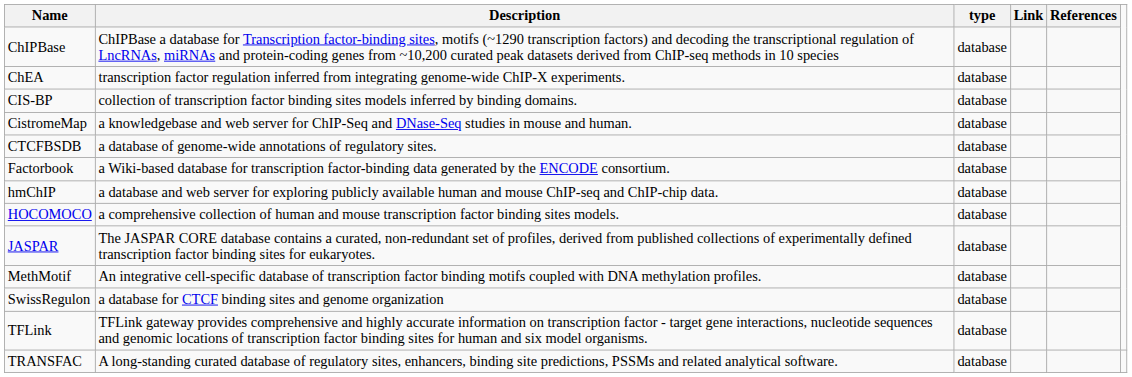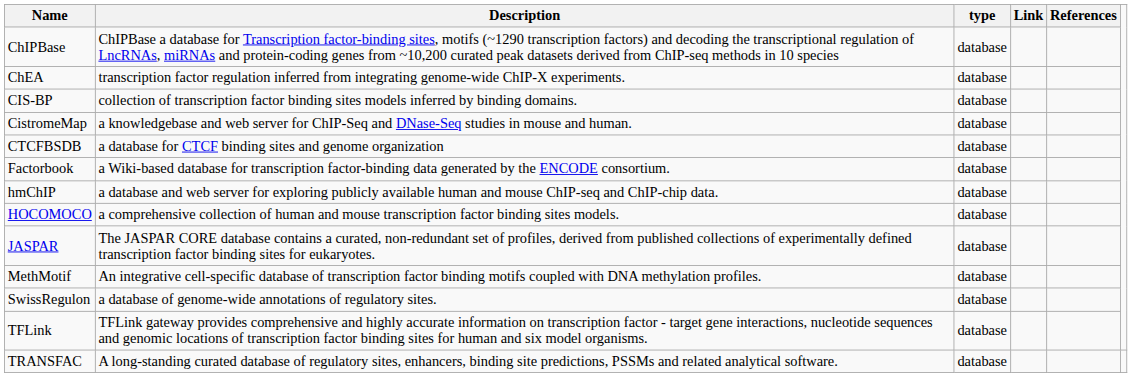(268, 146) a database of genome-wide annotations of regulatory sites. -> (271, 146) a database for CTCF binding sites and genome organization
(271, 299) a database for CTCF binding sites and genome organization -> (268, 299) a database of genome-wide annotations of regulatory sites.
